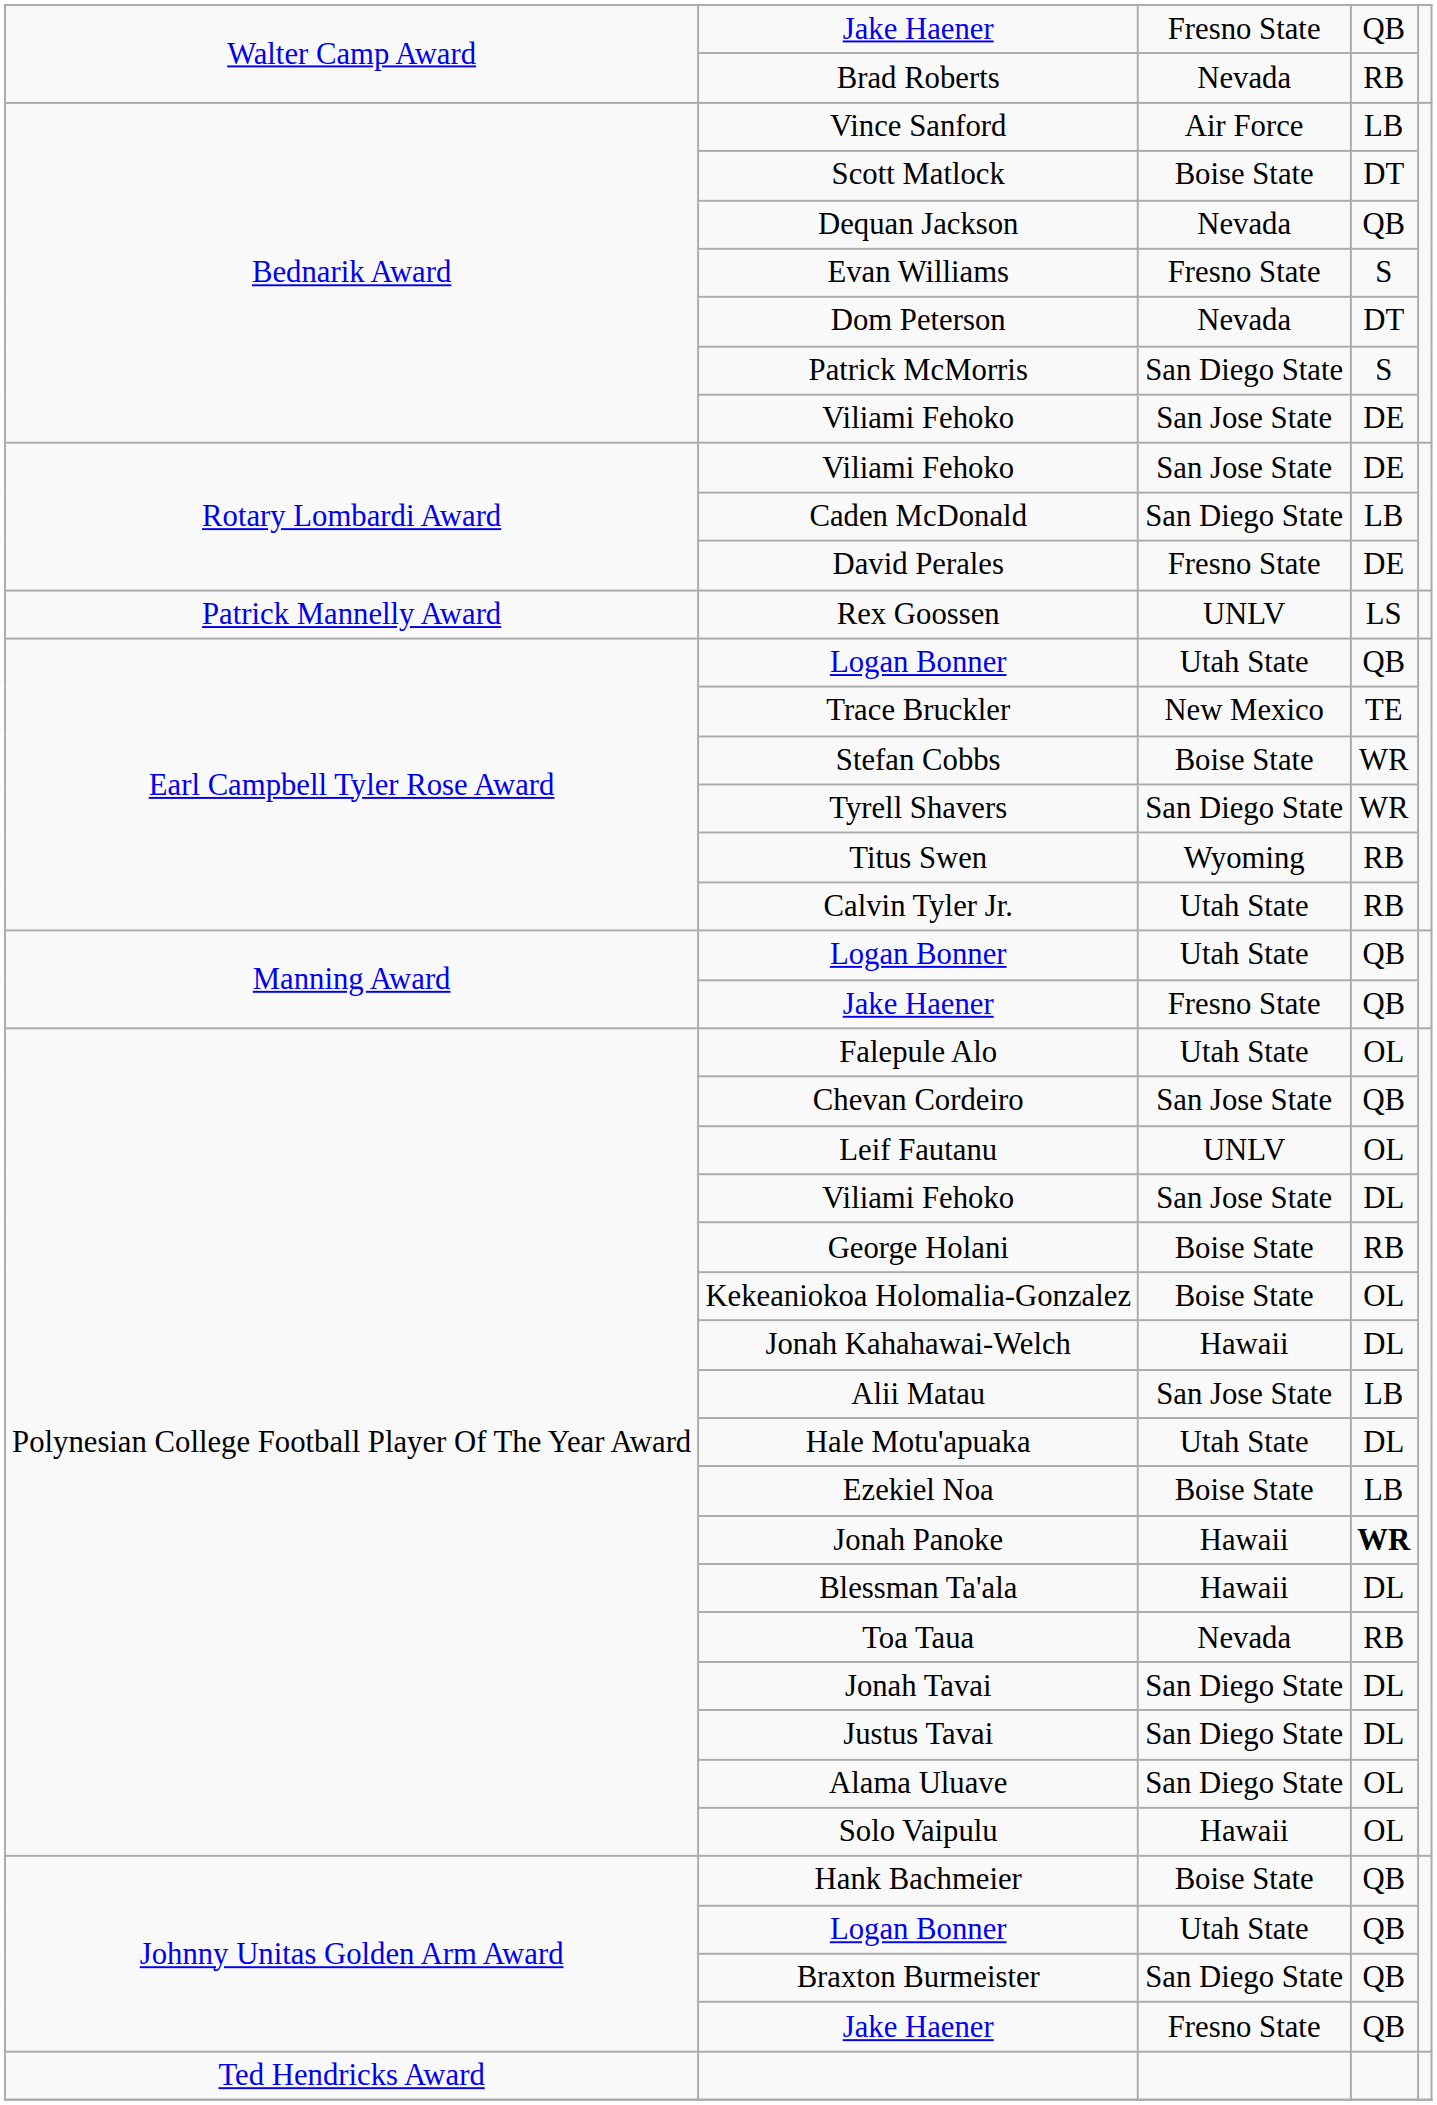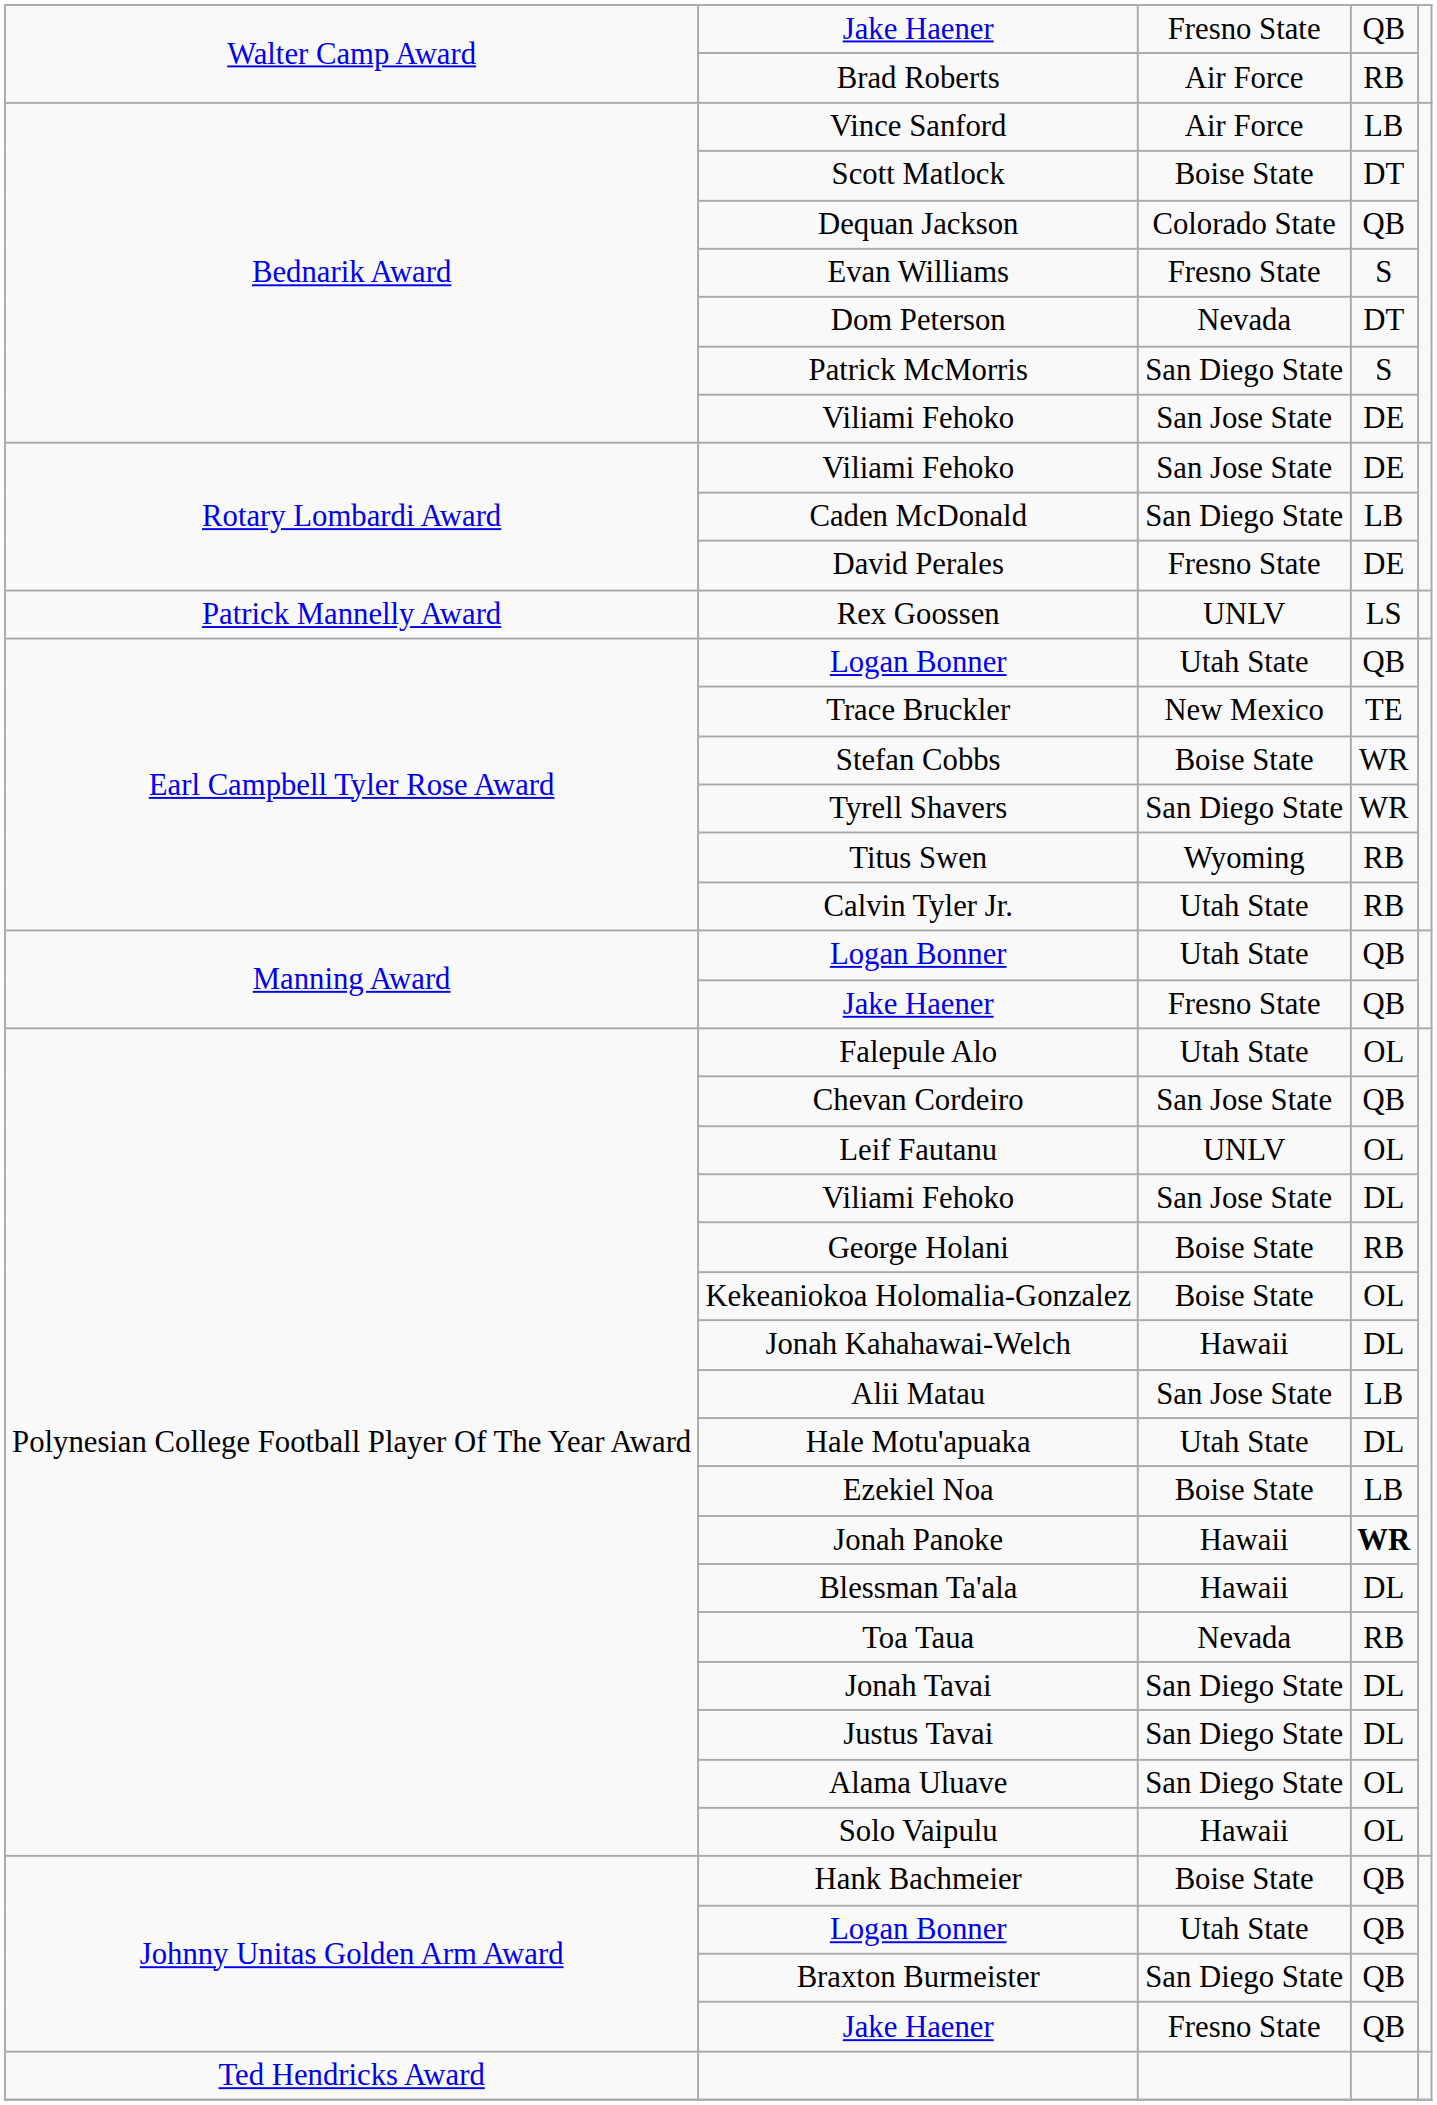(1244, 77) Nevada -> (1244, 77) Air Force
(1244, 223) Nevada -> (1244, 223) Colorado State
